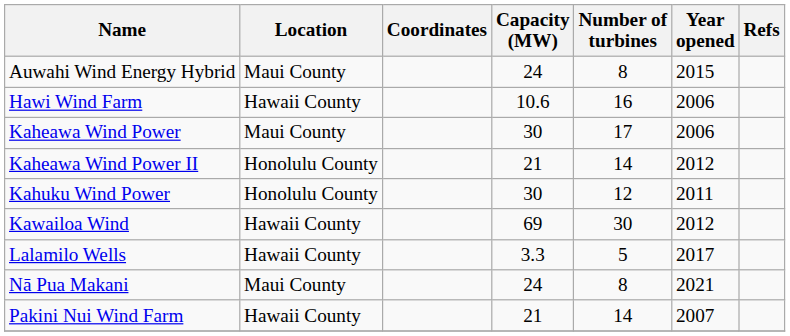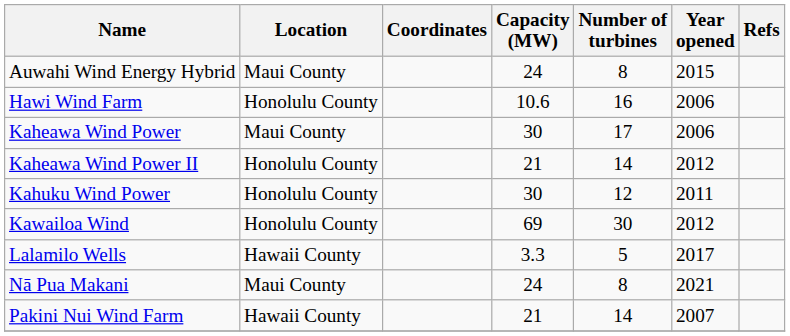(302, 102) Hawaii County -> (311, 102) Honolulu County
(302, 224) Hawaii County -> (311, 224) Honolulu County
